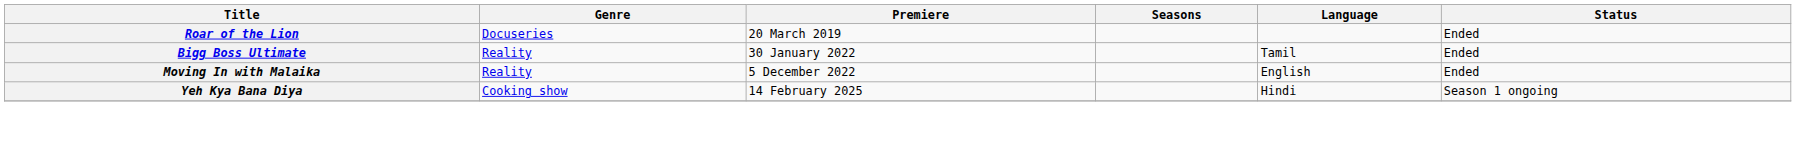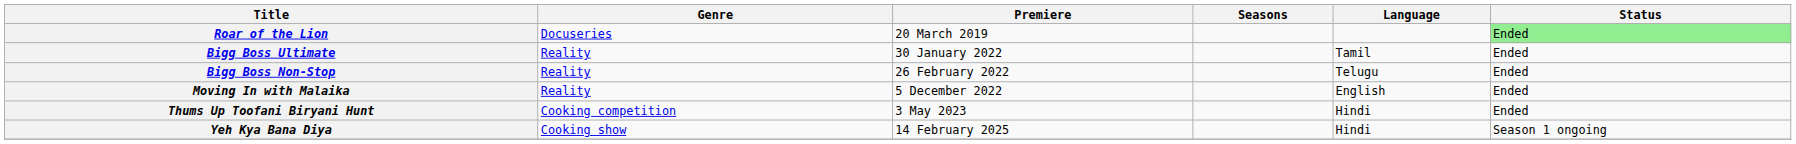(1462, 33) no background -> (1511, 33) lightgreen background
+ row: (271, 72)
+ row: (271, 110)
